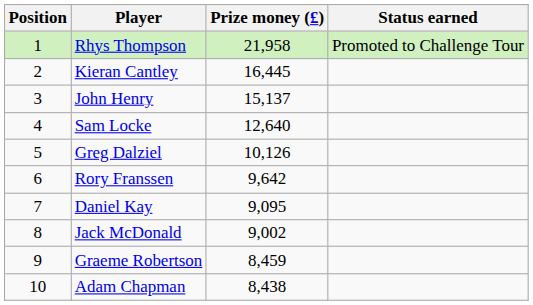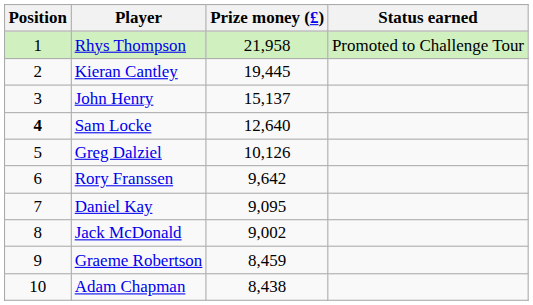(267, 71) 16,445 -> (267, 71) 19,445
(38, 125) normal -> (38, 125) bold
